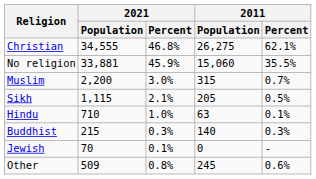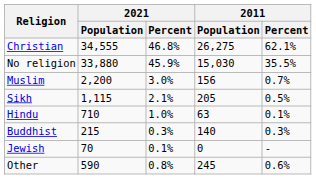(99, 64) 33,881 -> (99, 64) 33,880
(216, 64) 15,060 -> (216, 64) 15,030
(206, 81) 315 -> (206, 81) 156
(90, 165) 509 -> (90, 165) 590
